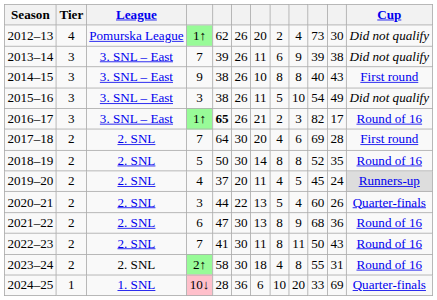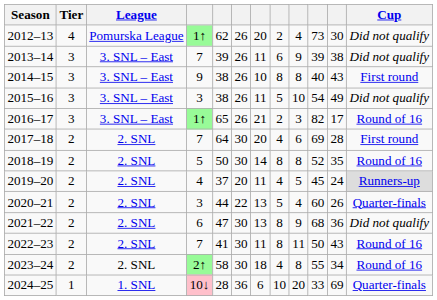(222, 118) bold -> (222, 118) normal
(389, 222) Round of 16 -> (389, 222) Did not qualify
(337, 264) 31 -> (337, 264) 34
